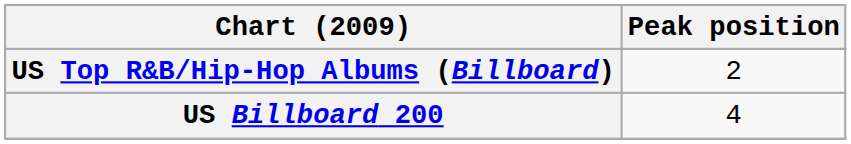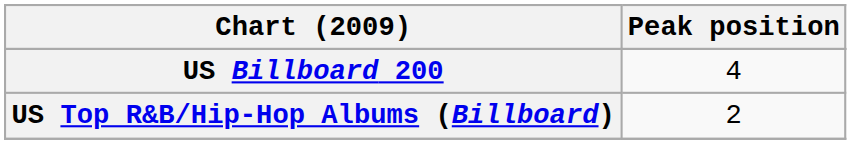rows swapped: (313, 116) <-> (313, 71)
